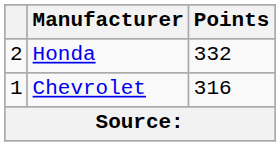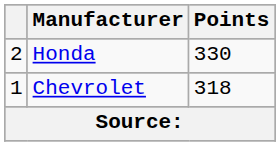(213, 56) 332 -> (213, 56) 330
(213, 90) 316 -> (213, 90) 318
